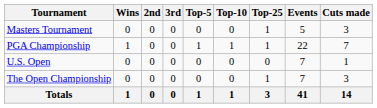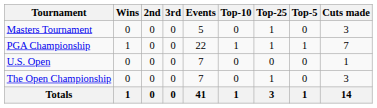columns swapped: (199, 12) <-> (302, 12)
